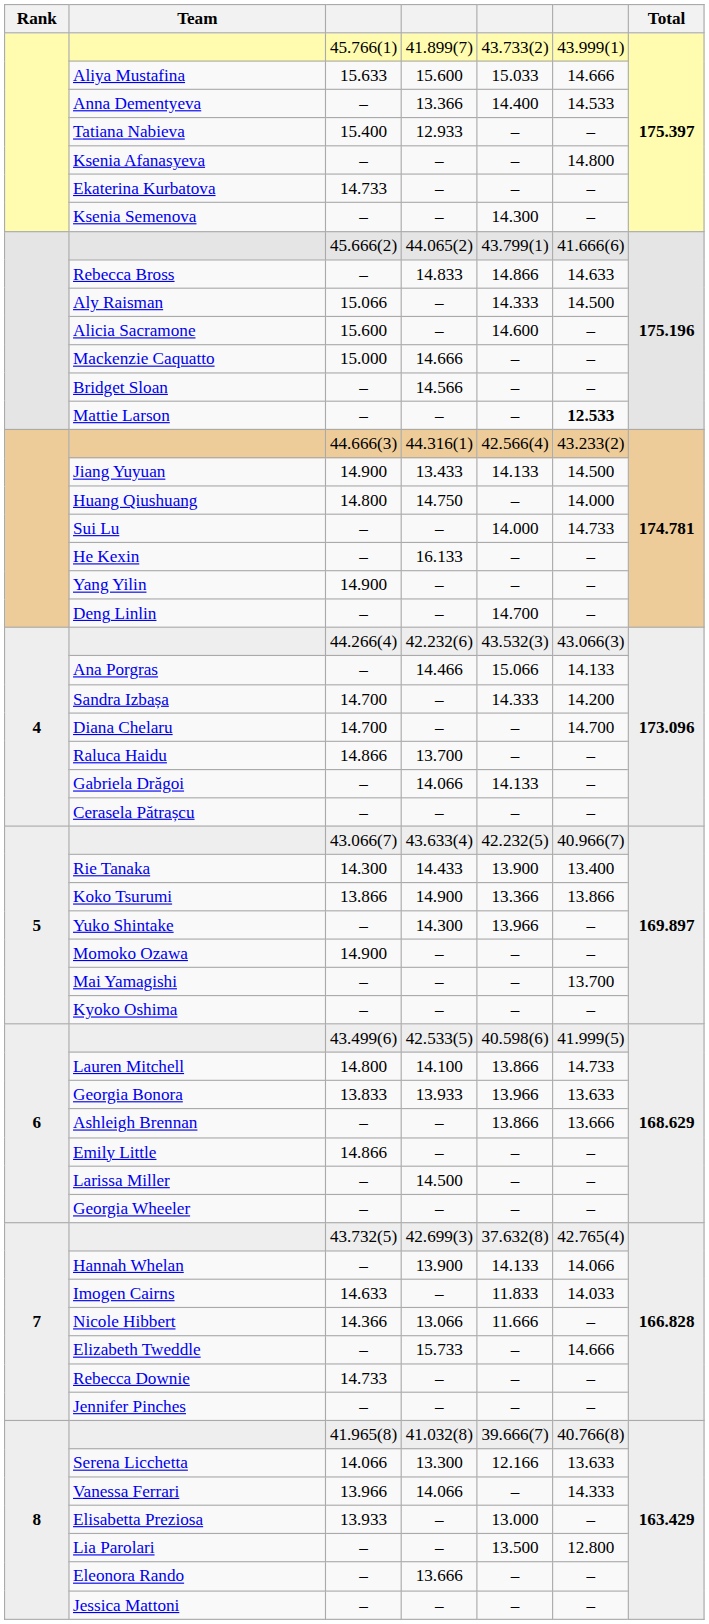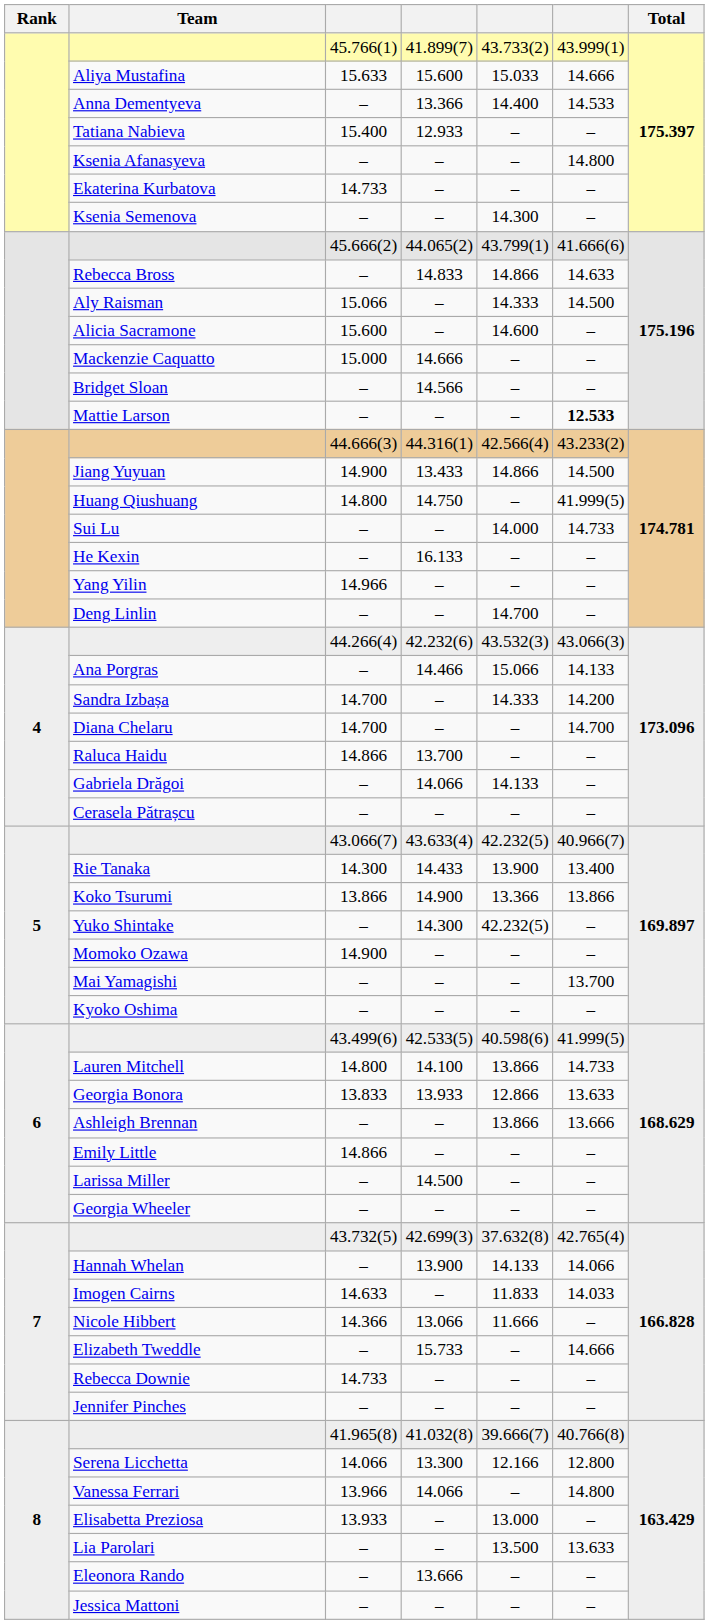(515, 471) 14.133 -> (515, 471) 14.866
(591, 500) 14.000 -> (591, 500) 41.999(5)
(364, 585) 14.900 -> (364, 585) 14.966
(515, 925) 13.966 -> (515, 925) 42.232(5)
(515, 1095) 13.966 -> (515, 1095) 12.866
(591, 1463) 13.633 -> (591, 1463) 12.800
(591, 1491) 14.333 -> (591, 1491) 14.800
(591, 1548) 12.800 -> (591, 1548) 13.633
